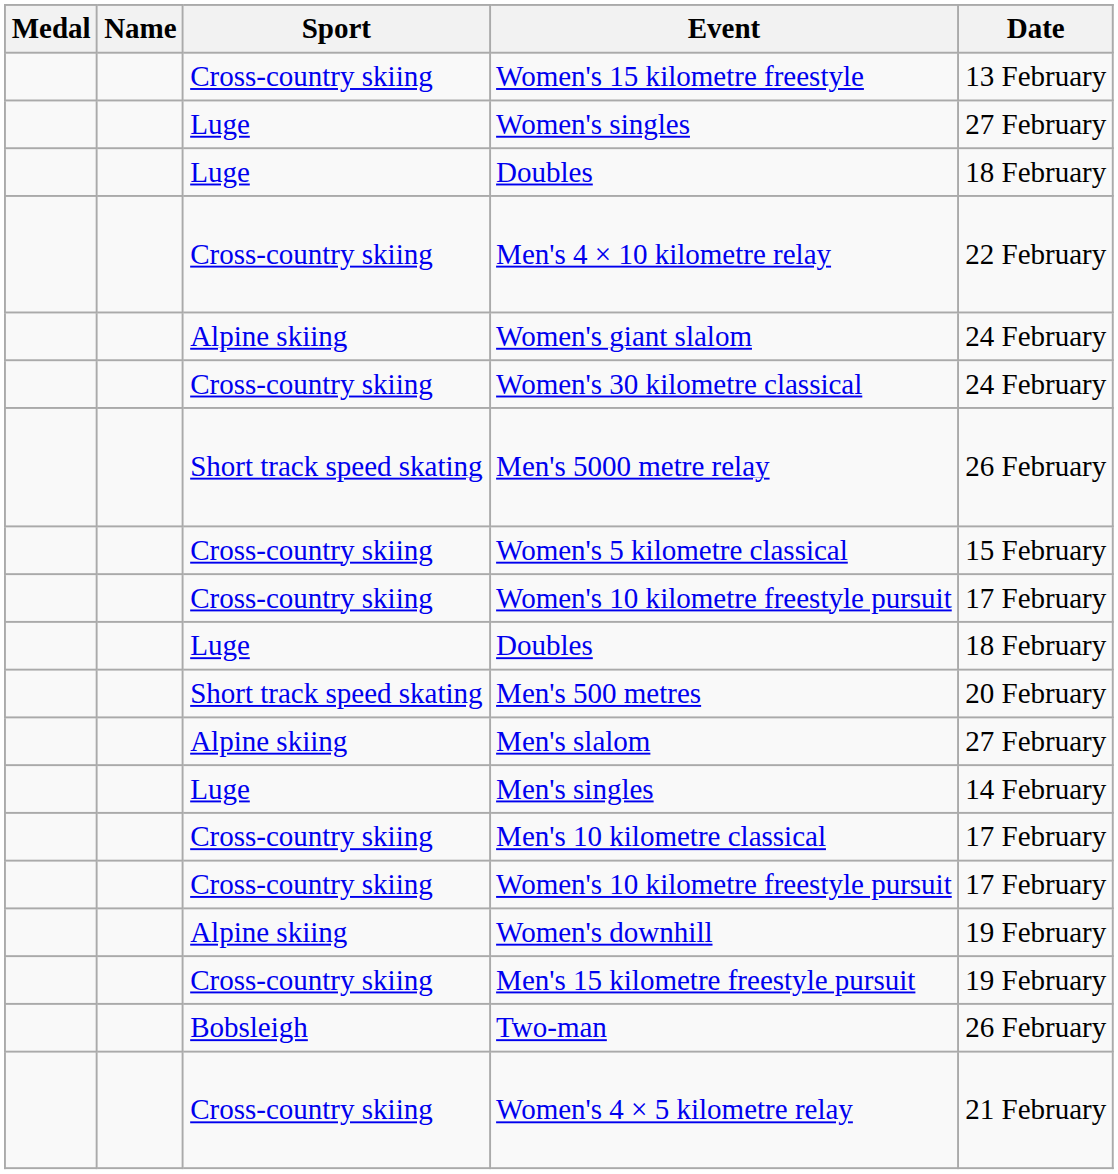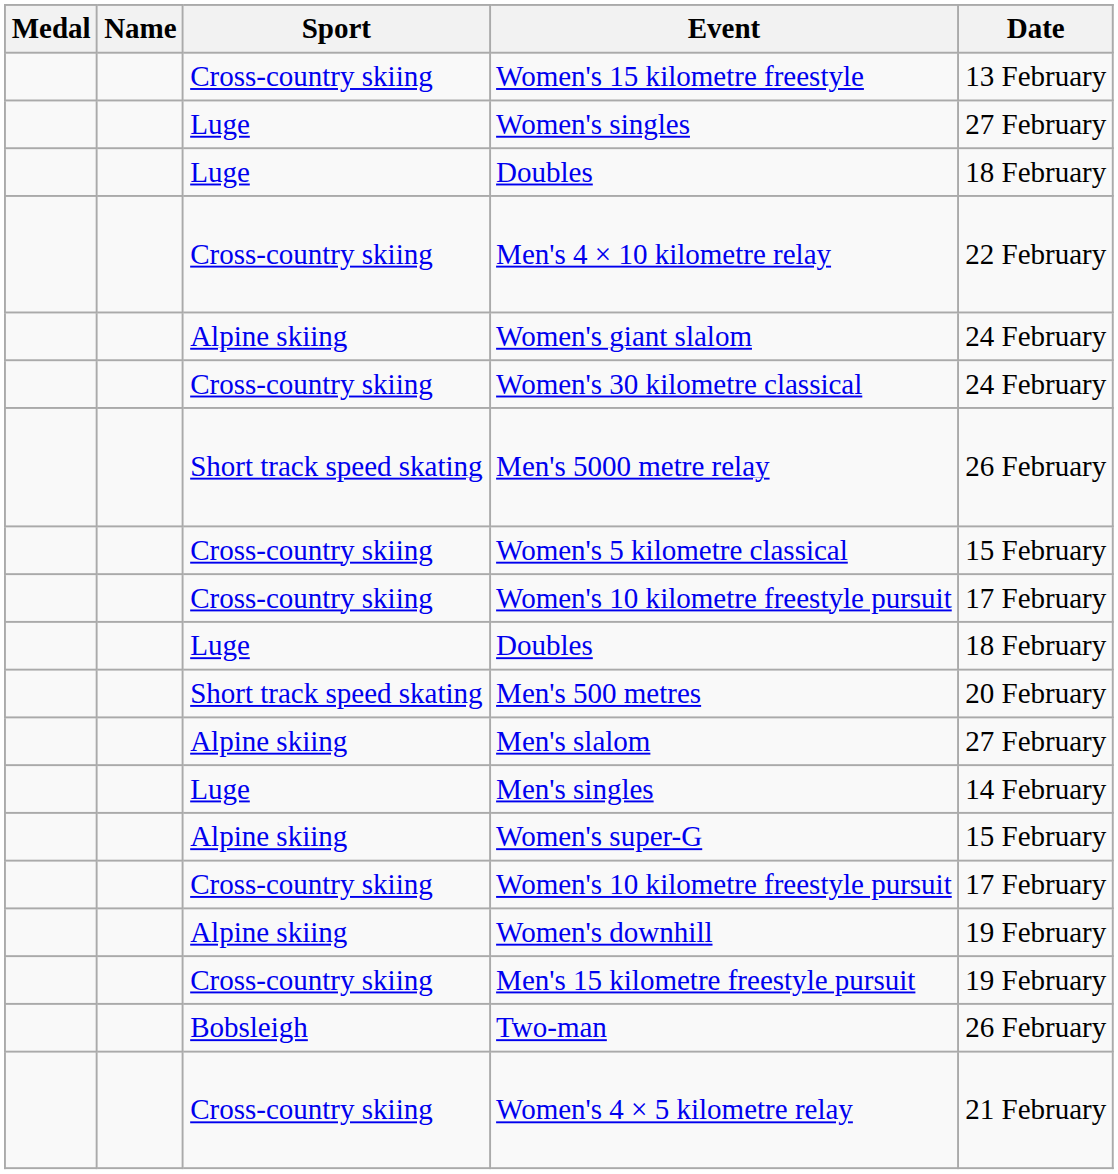+ row: (269, 836)
- row: (311, 836)
